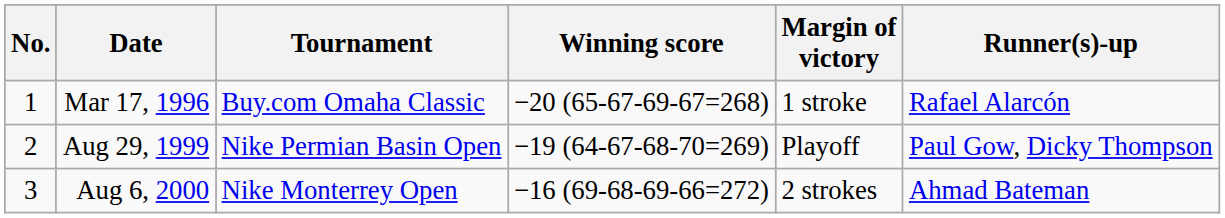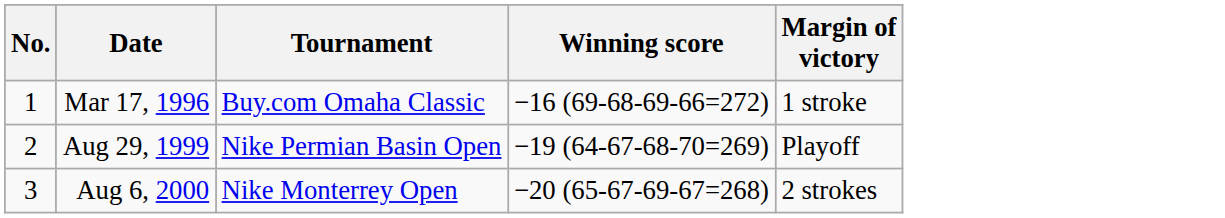- column: (1061, 42)
(641, 102) −20 (65-67-69-67=268) -> (641, 102) −16 (69-68-69-66=272)
(641, 190) −16 (69-68-69-66=272) -> (641, 190) −20 (65-67-69-67=268)
